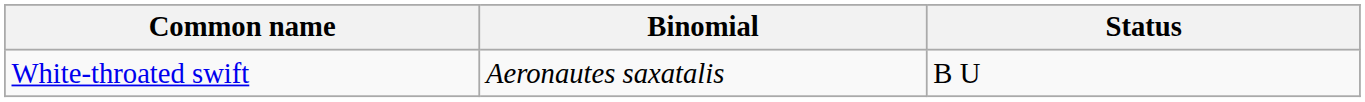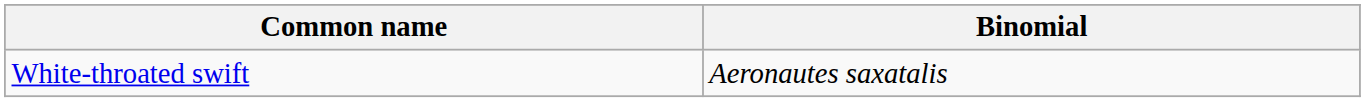- column: (1144, 27)
